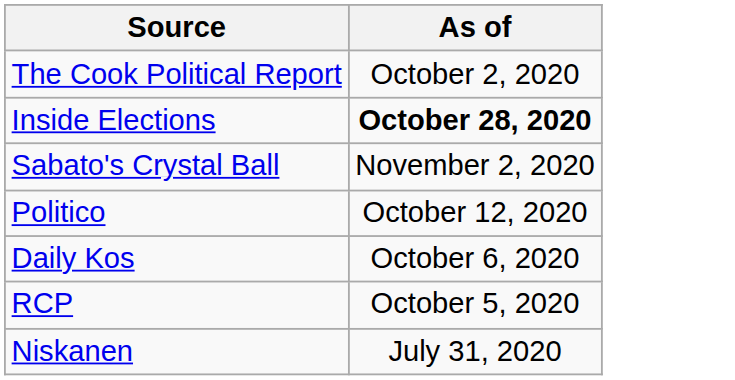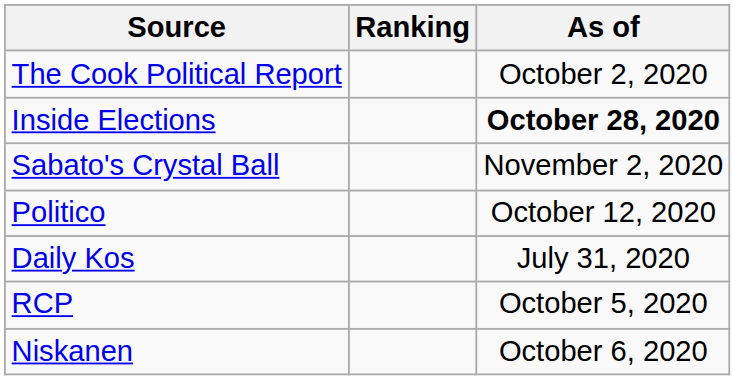+ column: (413, 27)
(475, 258) October 6, 2020 -> (603, 258) July 31, 2020
(475, 350) July 31, 2020 -> (603, 350) October 6, 2020
